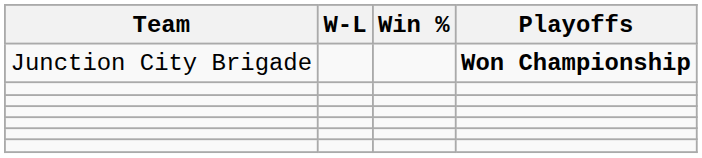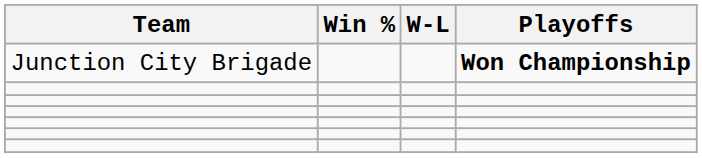columns swapped: (345, 24) <-> (414, 24)
